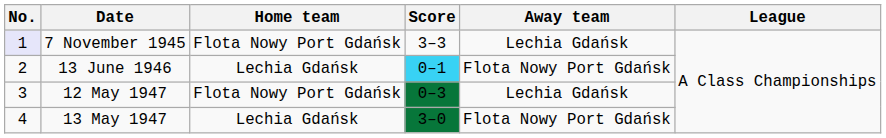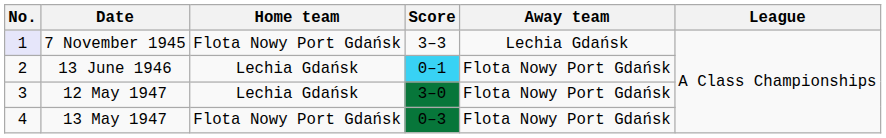(297, 94) Flota Nowy Port Gdańsk -> (297, 94) Lechia Gdańsk
(432, 94) 0–3 -> (432, 94) 3–0
(567, 94) Lechia Gdańsk -> (567, 94) Flota Nowy Port Gdańsk
(297, 120) Lechia Gdańsk -> (297, 120) Flota Nowy Port Gdańsk
(432, 120) 3–0 -> (432, 120) 0–3
